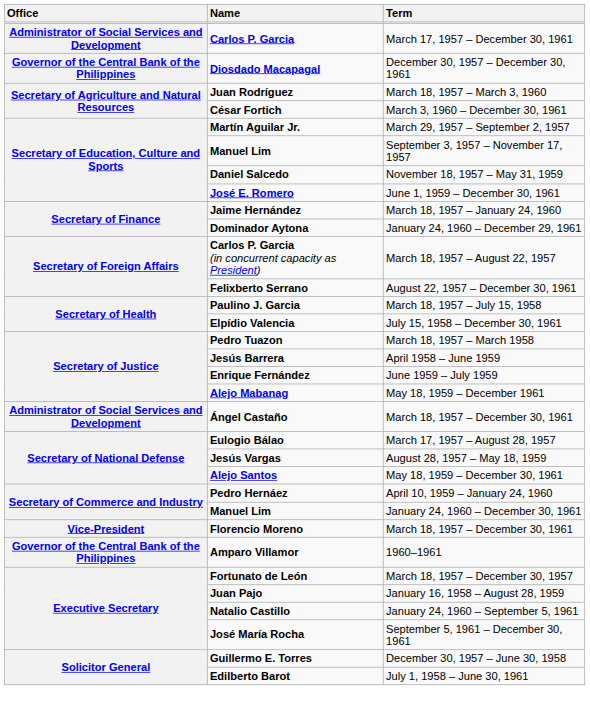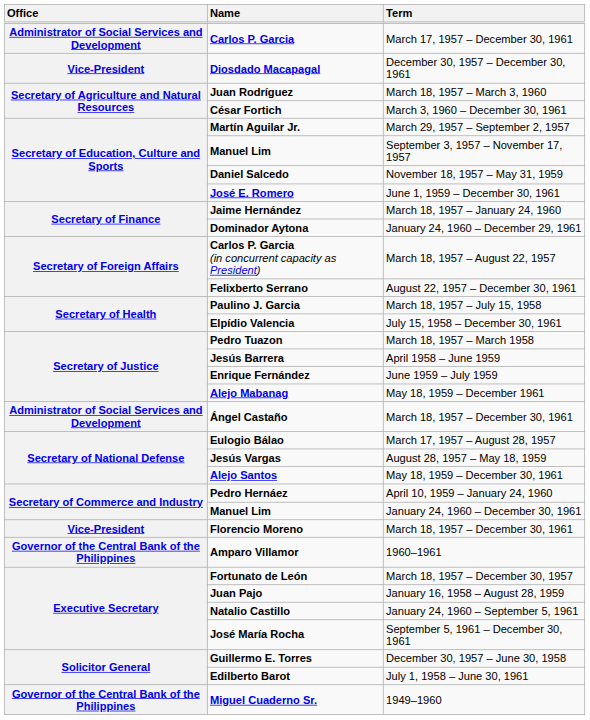(106, 69) Governor of the Central Bank of the Philippines -> (106, 69) Vice-President
+ row: (264, 700)
